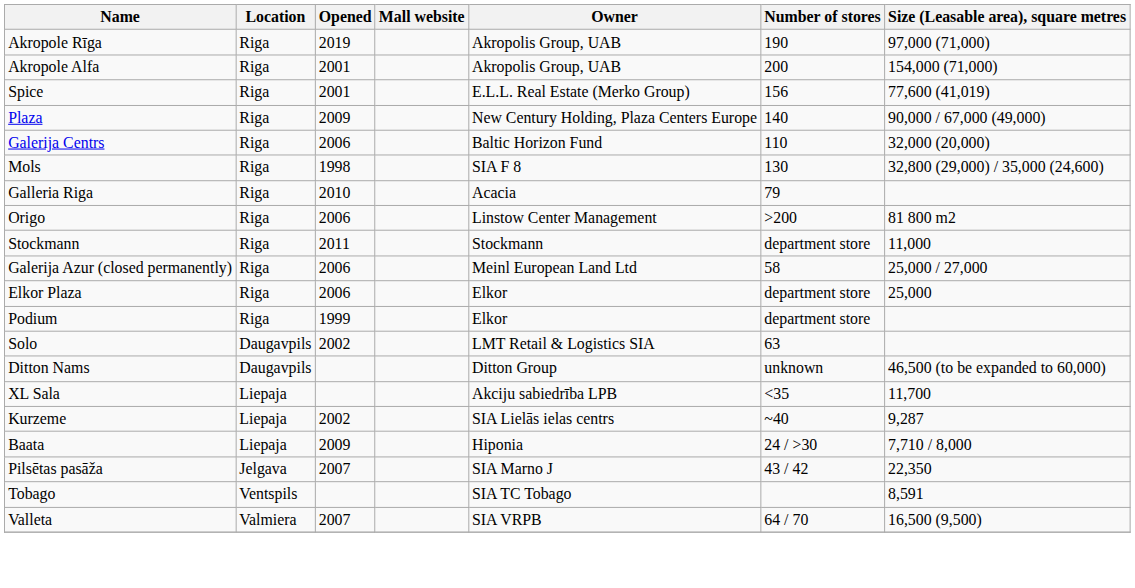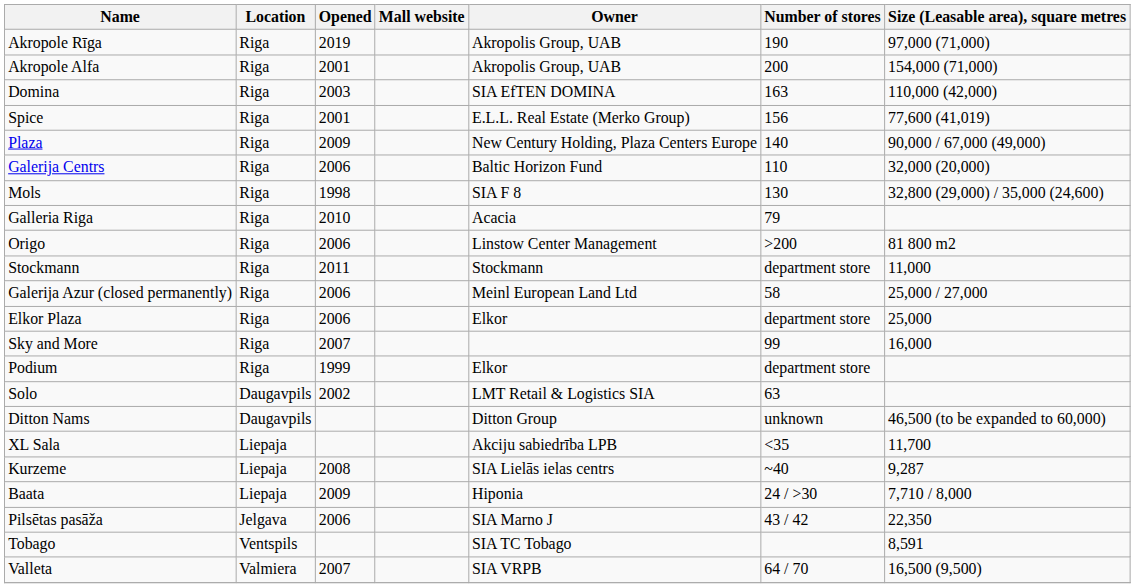+ row: (34, 92)
+ row: (53, 343)
(335, 419) 2002 -> (335, 469) 2008
(335, 469) 2007 -> (335, 519) 2006
